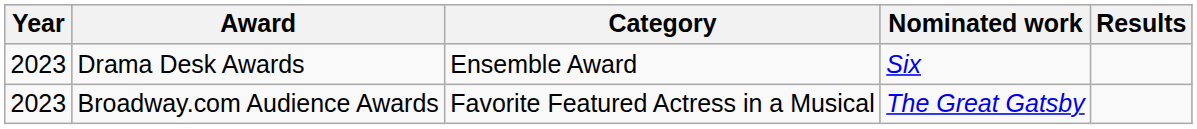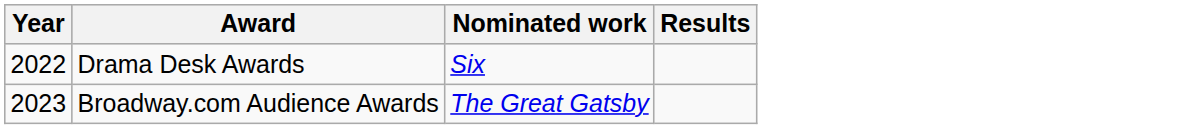- column: (663, 24)
(38, 63) 2023 -> (38, 63) 2022
